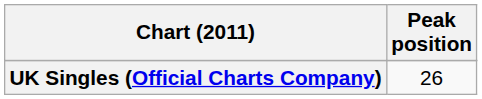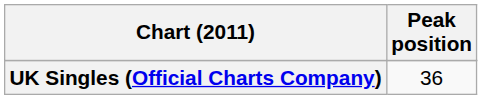(432, 77) 26 -> (432, 77) 36
